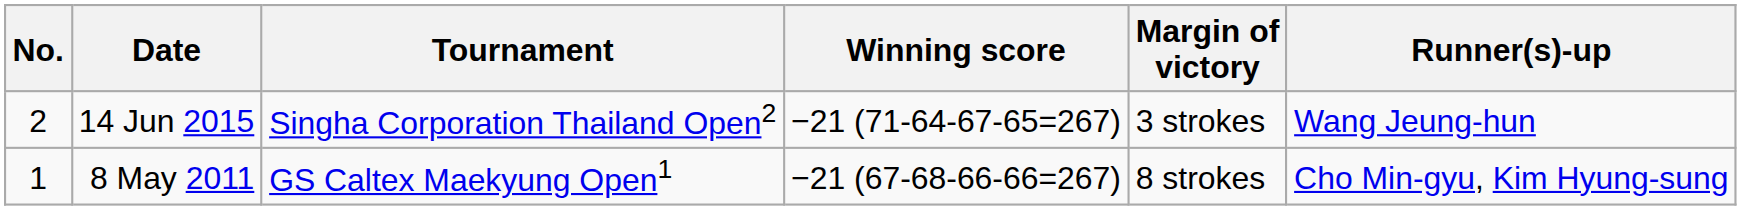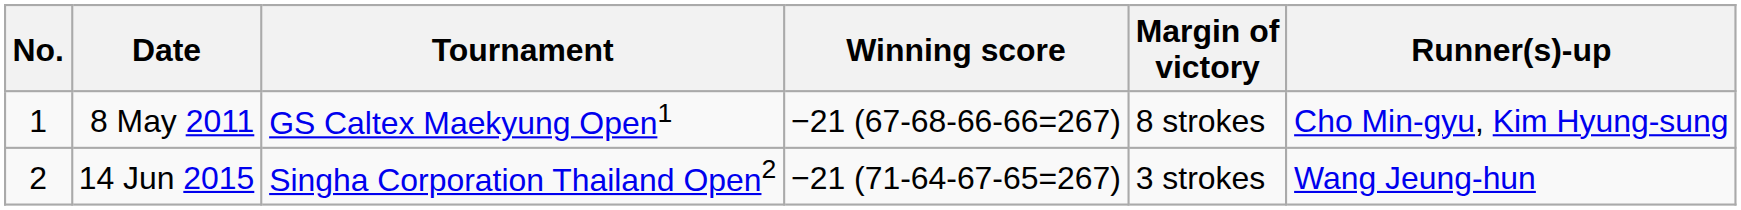rows swapped: (172, 177) <-> (166, 120)
